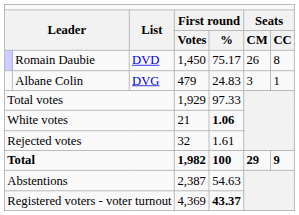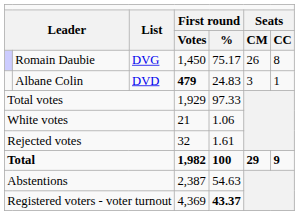(146, 60) DVD -> (146, 60) DVG
(146, 80) DVG -> (146, 80) DVD
(187, 80) normal -> (187, 80) bold
(223, 120) bold -> (223, 120) normal
